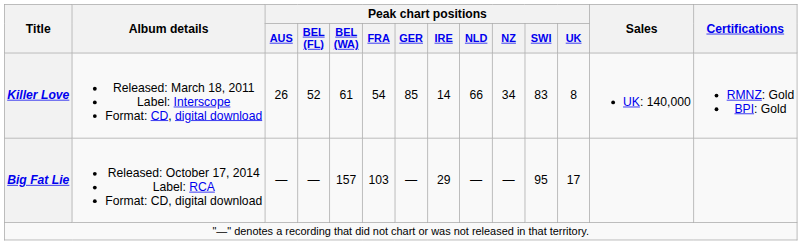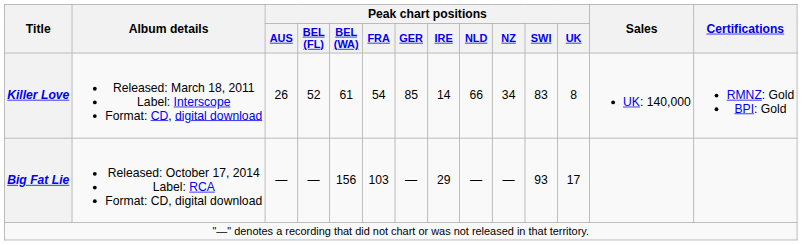(346, 180) 157 -> (346, 180) 156
(541, 180) 95 -> (541, 180) 93
